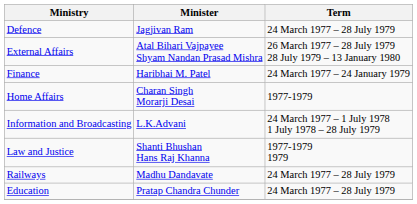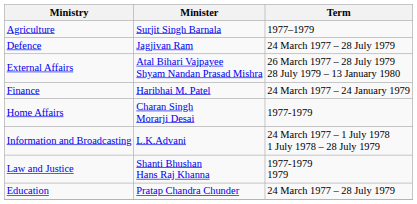+ row: (31, 29)
- row: (26, 175)
